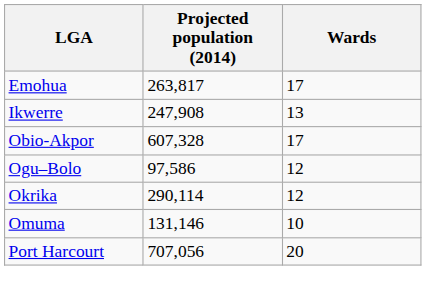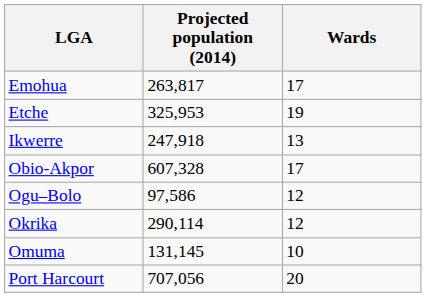+ row: (28, 112)
(176, 112) 247,908 -> (176, 140) 247,918
(176, 223) 131,146 -> (176, 251) 131,145
